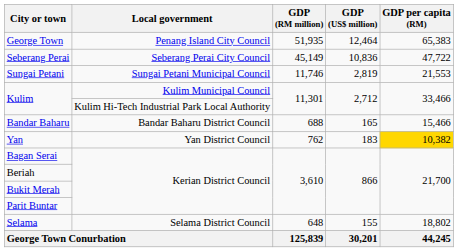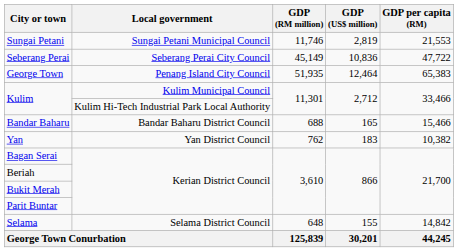rows swapped: (35, 40) <-> (35, 73)
(436, 139) gold background -> (436, 139) no background
(436, 222) 18,802 -> (436, 222) 14,842
